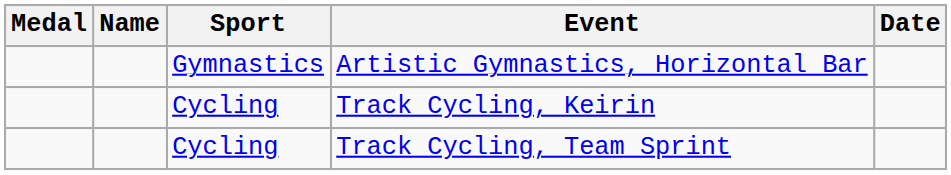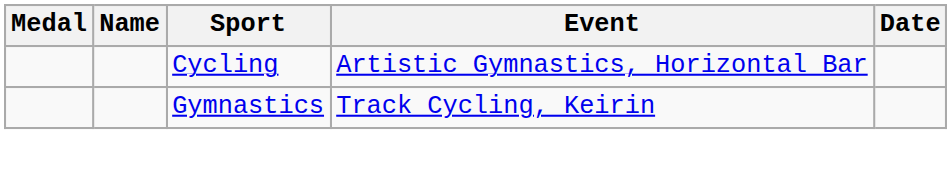(248, 67) Gymnastics -> (225, 67) Cycling
(225, 108) Cycling -> (248, 108) Gymnastics
- row: (534, 148)
